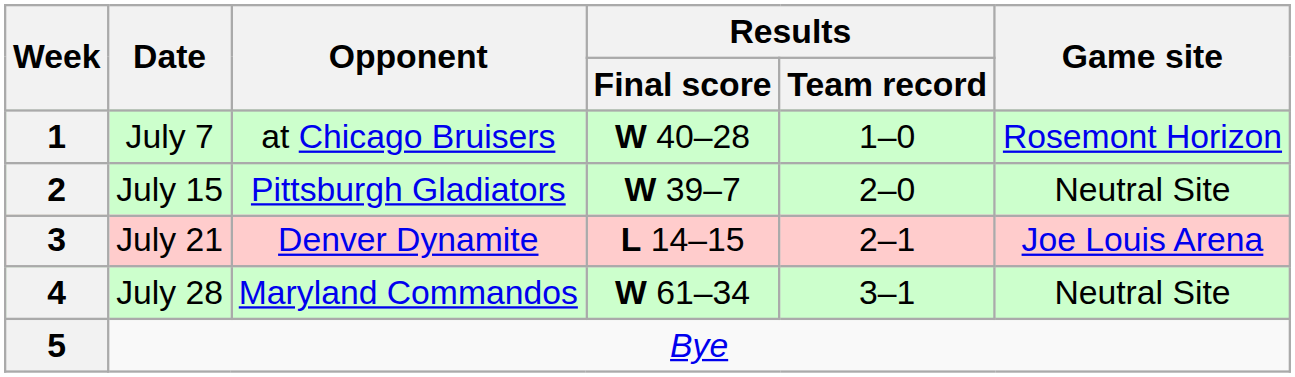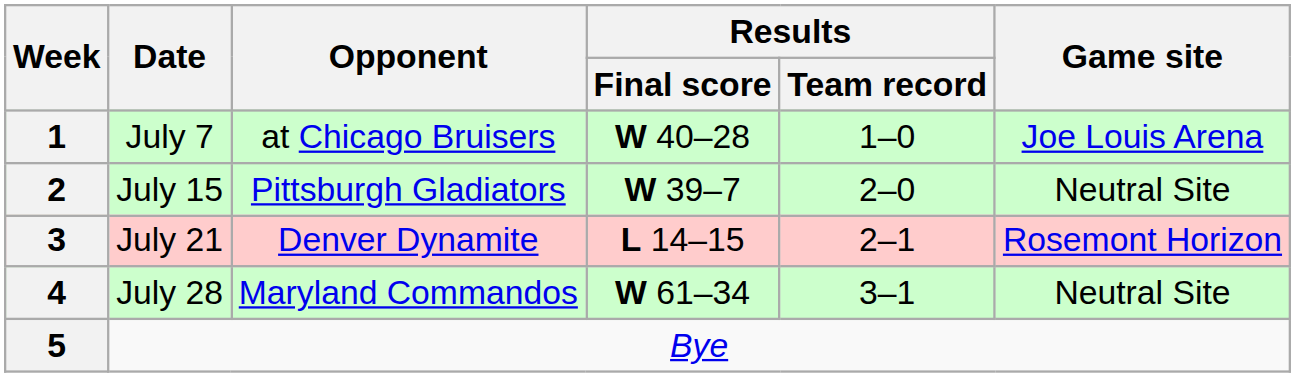(1142, 136) Rosemont Horizon -> (1142, 136) Joe Louis Arena
(1142, 241) Joe Louis Arena -> (1142, 241) Rosemont Horizon
